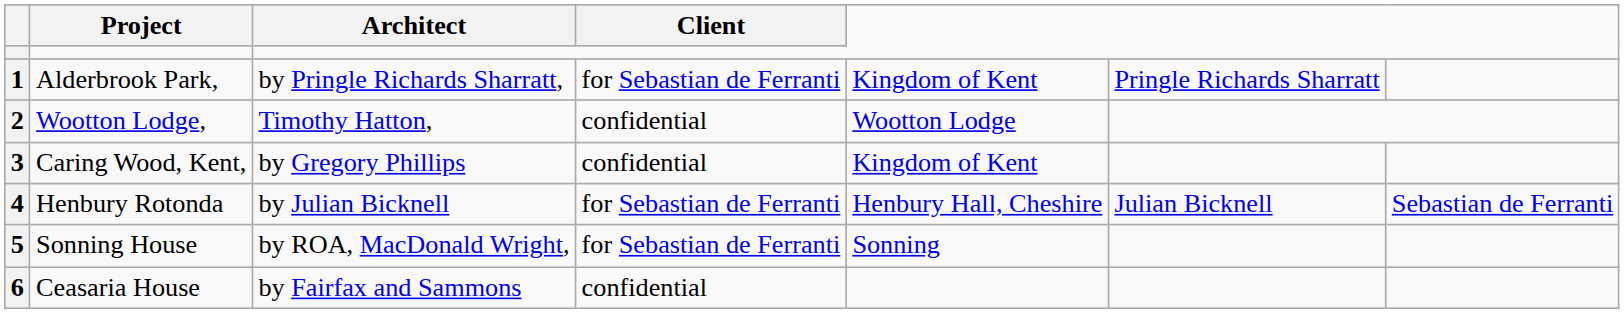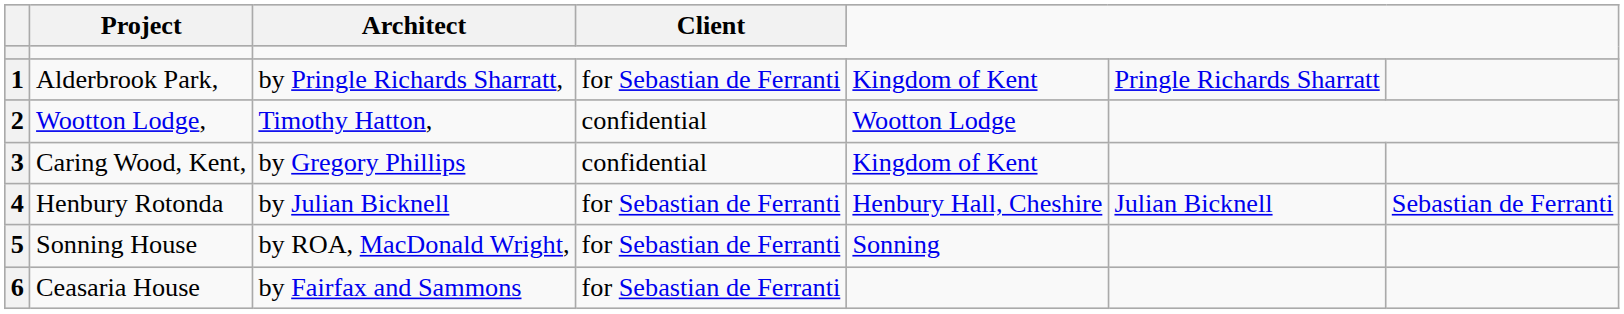(644, 287) confidential -> (711, 287) for Sebastian de Ferranti
